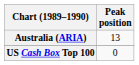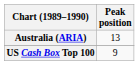(115, 53) 0 -> (115, 53) 9
